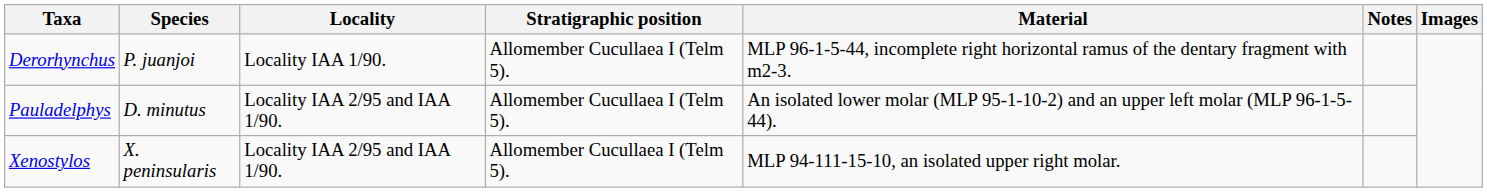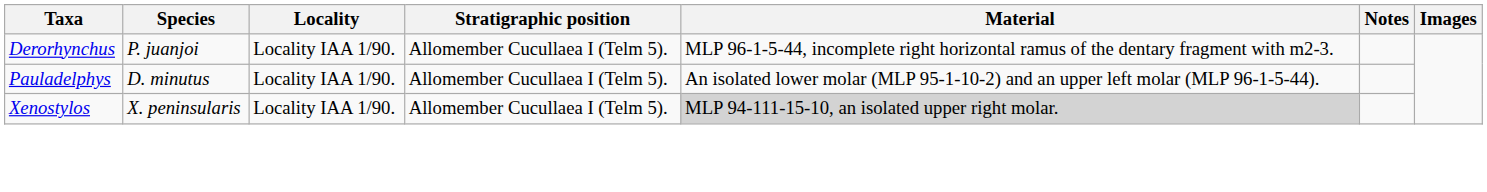(348, 110) Locality IAA 2/95 and IAA 1/90. -> (324, 78) Locality IAA 1/90.
(348, 161) Locality IAA 2/95 and IAA 1/90. -> (324, 108) Locality IAA 1/90.
(934, 161) no background -> (872, 108) lightgrey background
